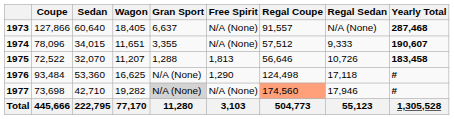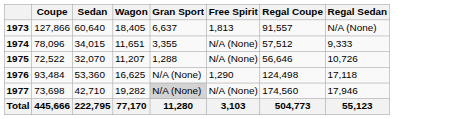- column: (419, 12)
(233, 28) N/A (None) -> (221, 28) 1,813
(221, 59) 1,813 -> (233, 59) N/A (None)
(280, 91) lightsalmon background -> (280, 91) no background
